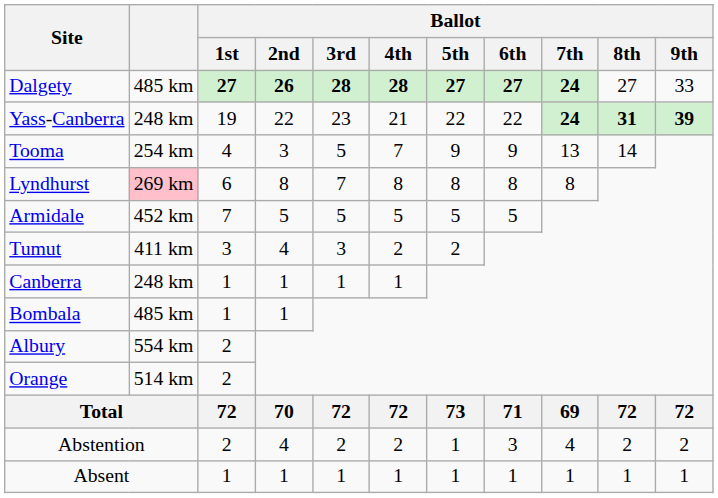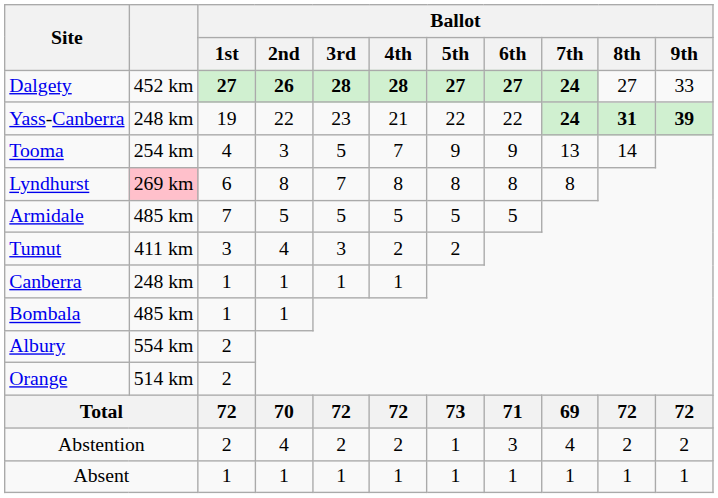(164, 86) 485 km -> (164, 86) 452 km
(164, 216) 452 km -> (164, 216) 485 km
